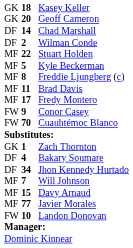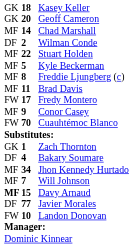(10, 31) DF -> (11, 31) MF
(11, 100) MF -> (12, 100) FW
(12, 111) FW -> (11, 111) MF
(10, 169) DF -> (11, 169) MF
(11, 192) normal -> (12, 192) bold
(11, 204) MF -> (10, 204) DF
